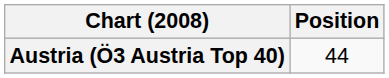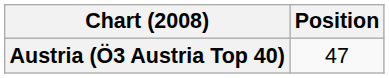(337, 55) 44 -> (337, 55) 47
